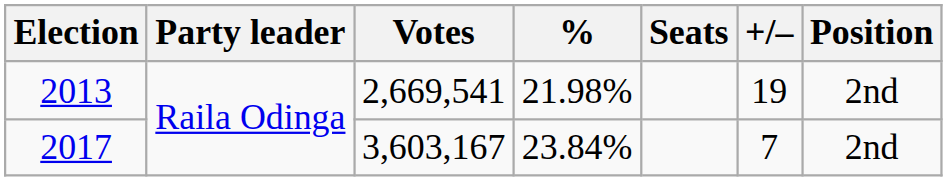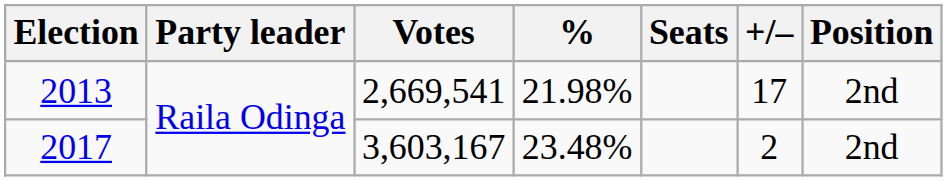(769, 89) 19 -> (769, 89) 17
(577, 146) 23.84% -> (577, 146) 23.48%
(769, 146) 7 -> (769, 146) 2
